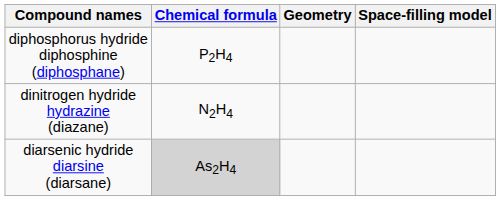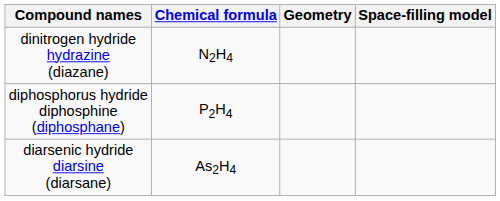rows swapped: (78, 111) <-> (78, 55)
(216, 167) lightgrey background -> (216, 167) no background
